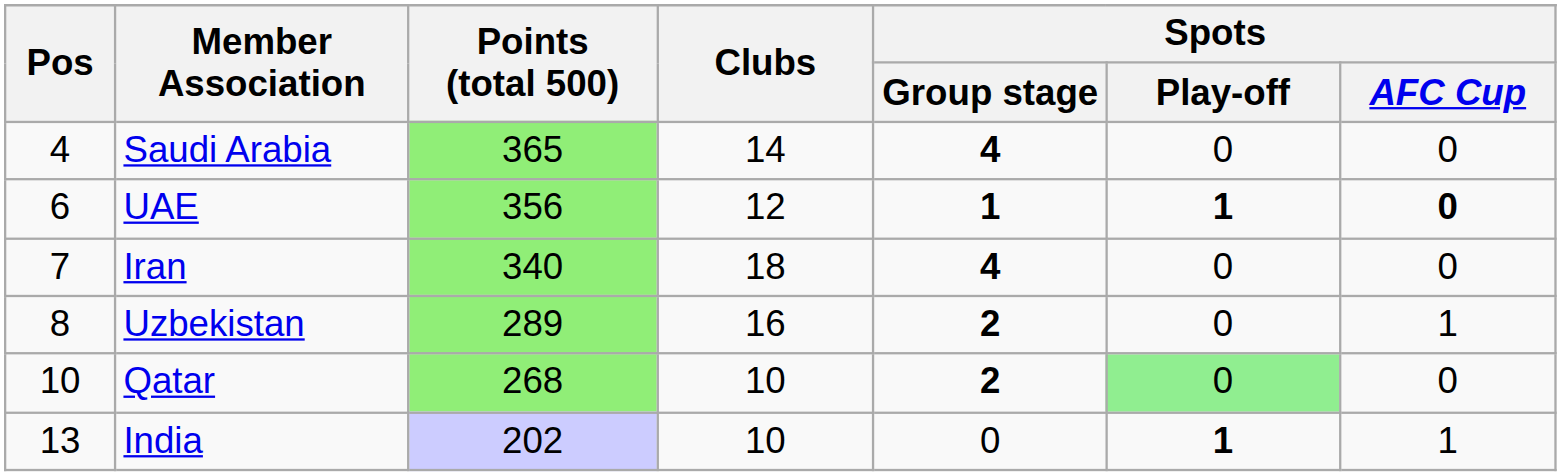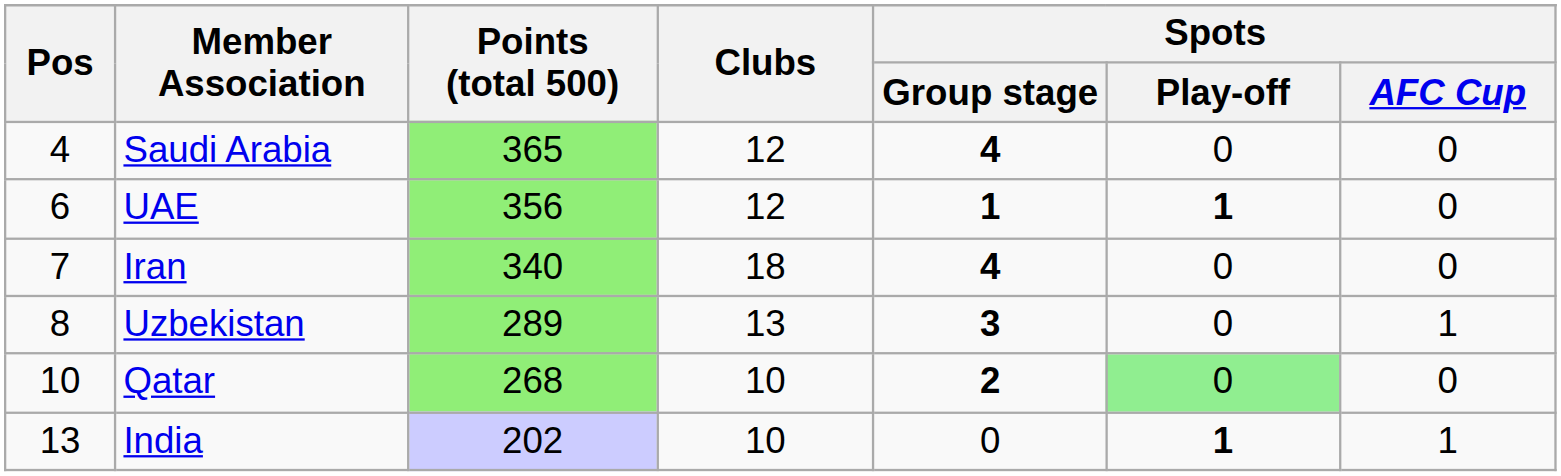(765, 149) 14 -> (765, 149) 12
(1448, 207) bold -> (1448, 207) normal
(765, 324) 16 -> (765, 324) 13
(990, 324) 2 -> (990, 324) 3
